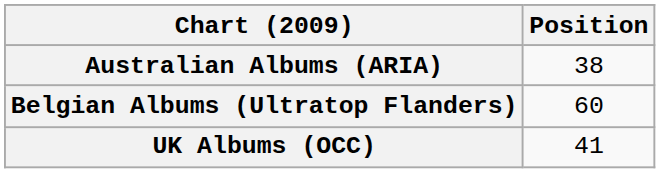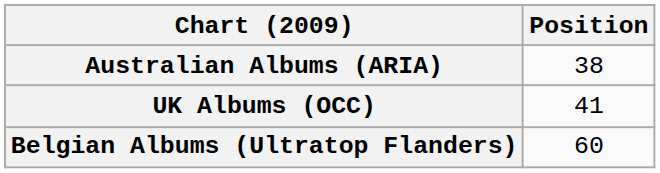rows swapped: (264, 106) <-> (264, 147)
